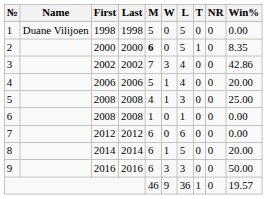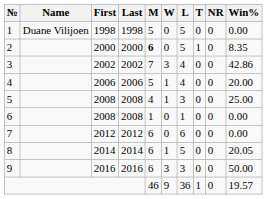(241, 151) 20.00 -> (241, 151) 20.05
